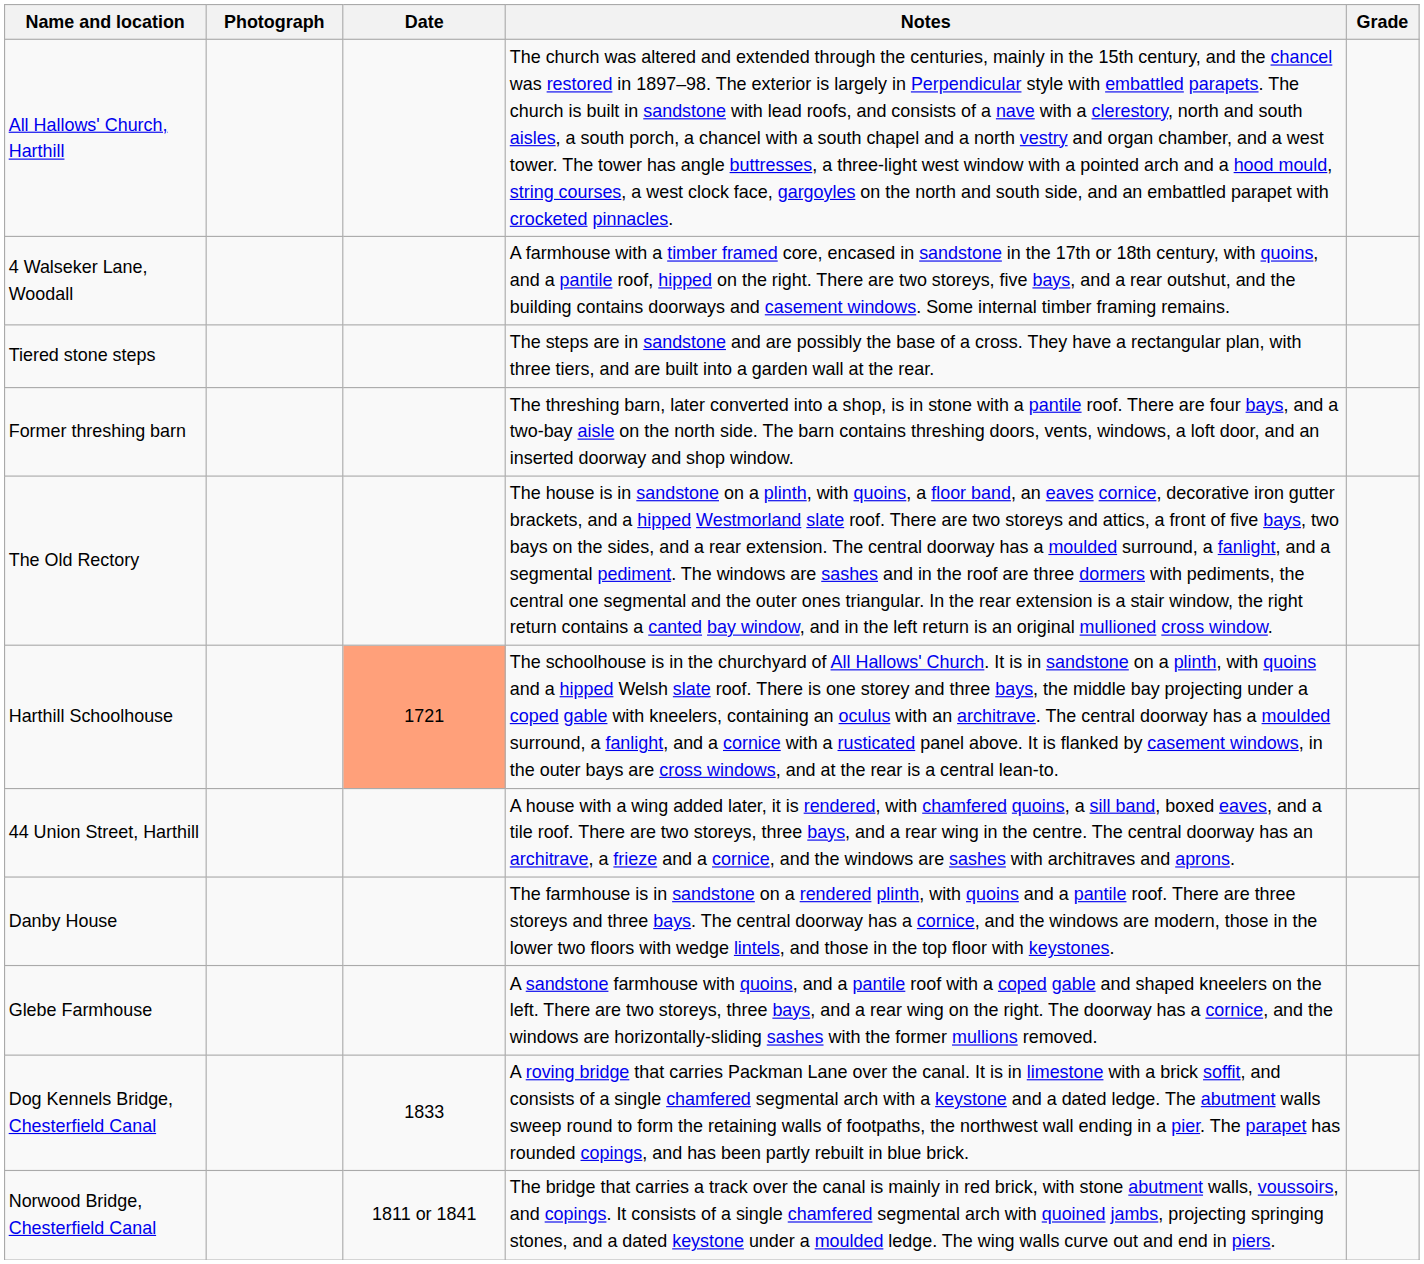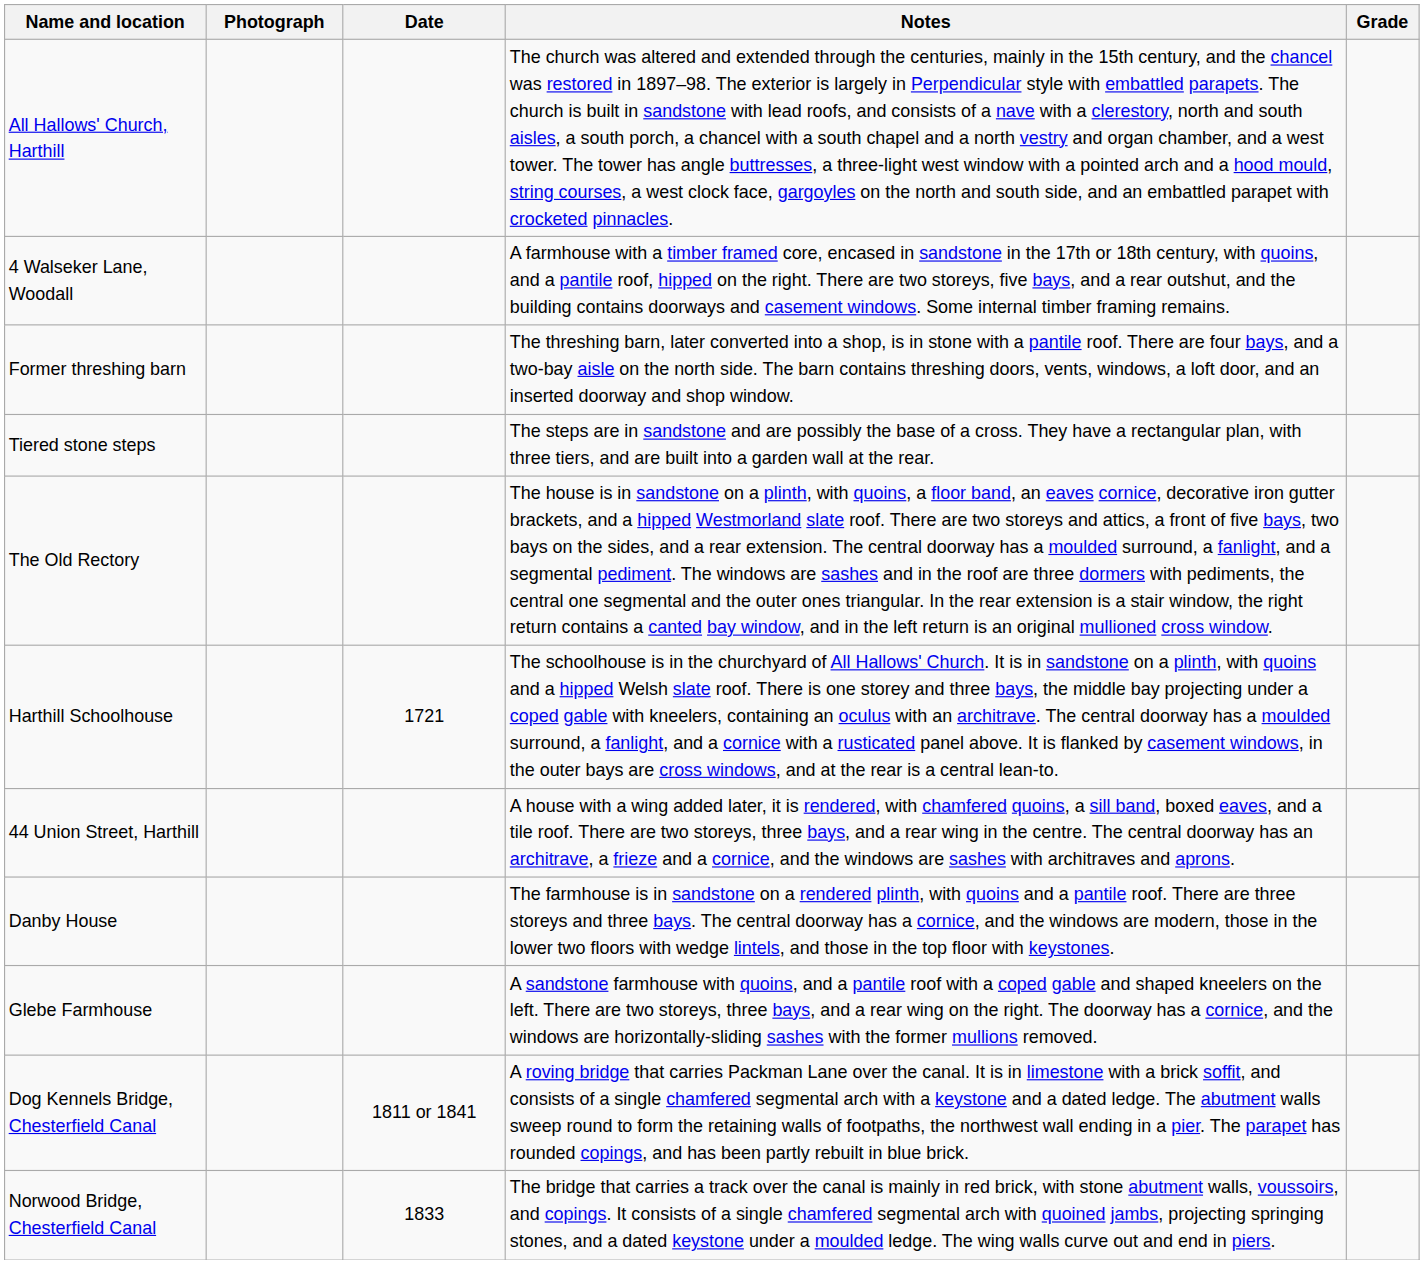rows swapped: (82, 355) <-> (97, 431)
(424, 716) lightsalmon background -> (424, 716) no background
(424, 1112) 1833 -> (424, 1112) 1811 or 1841
(424, 1215) 1811 or 1841 -> (424, 1215) 1833
